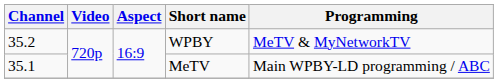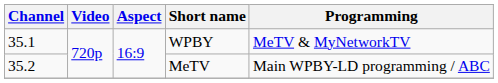(22, 41) 35.2 -> (22, 41) 35.1
(22, 66) 35.1 -> (22, 66) 35.2
